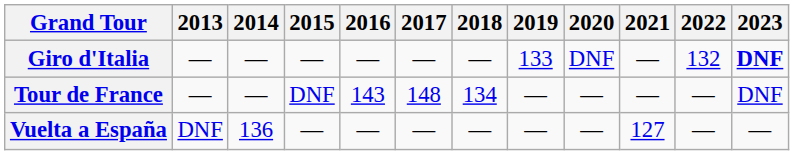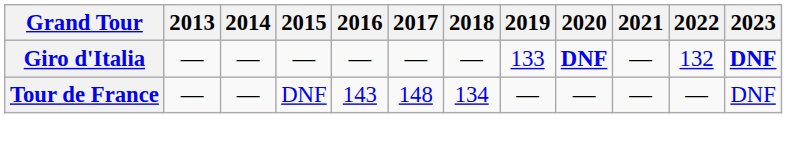(592, 58) normal -> (584, 58) bold
- row: (88, 130)
